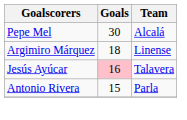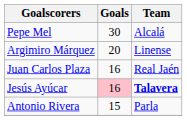(114, 50) 18 -> (114, 50) 20
+ row: (49, 69)
(154, 69) normal -> (156, 87) bold
